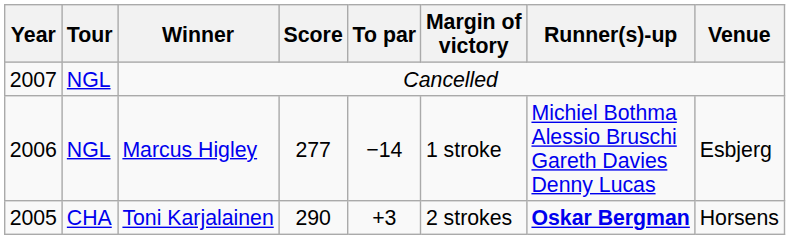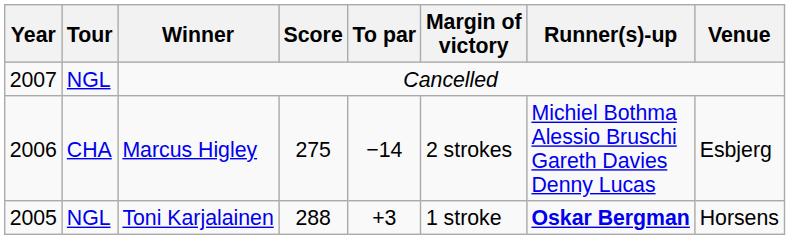(89, 149) NGL -> (89, 149) CHA
(313, 149) 277 -> (313, 149) 275
(464, 149) 1 stroke -> (469, 149) 2 strokes
(89, 218) CHA -> (89, 218) NGL
(313, 218) 290 -> (313, 218) 288
(469, 218) 2 strokes -> (464, 218) 1 stroke
